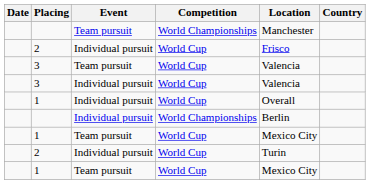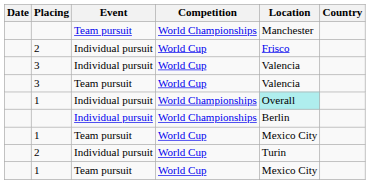rows swapped: (37, 83) <-> (37, 65)
(182, 100) World Cup -> (207, 100) World Championships
(278, 100) no background -> (278, 100) paleturquoise background
